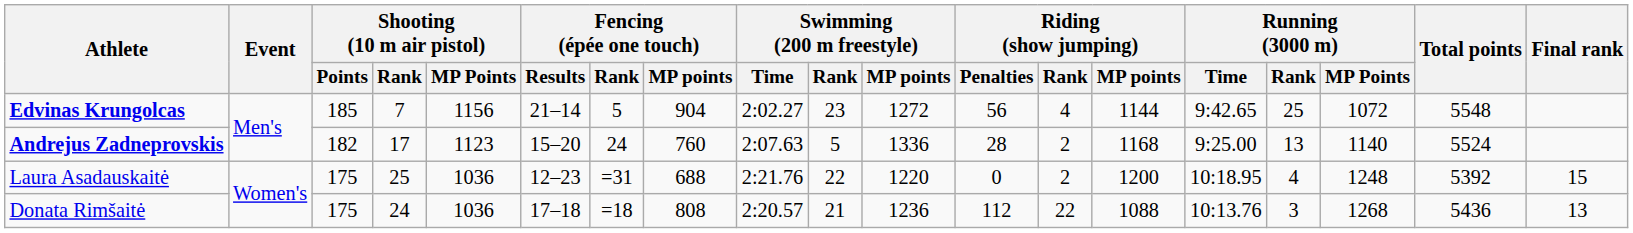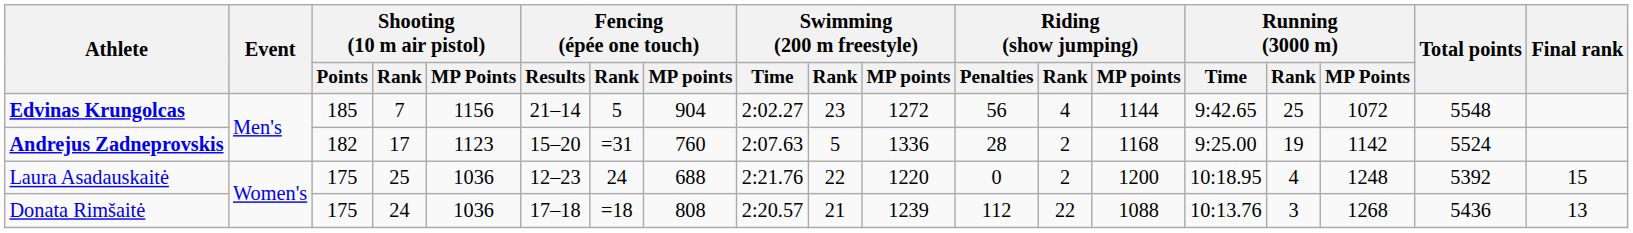(617, 144) 24 -> (617, 144) =31
(1293, 144) 13 -> (1293, 144) 19
(1368, 144) 1140 -> (1368, 144) 1142
(617, 177) =31 -> (617, 177) 24
(909, 211) 1236 -> (909, 211) 1239
